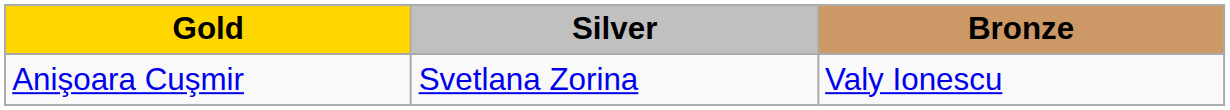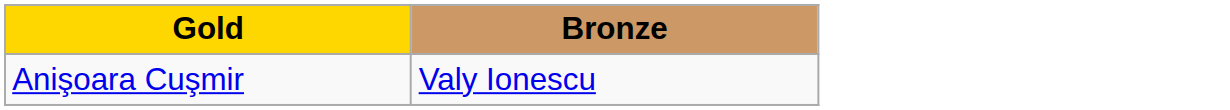- column: (615, 29)
